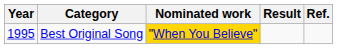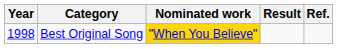(21, 33) 1995 -> (21, 33) 1998
